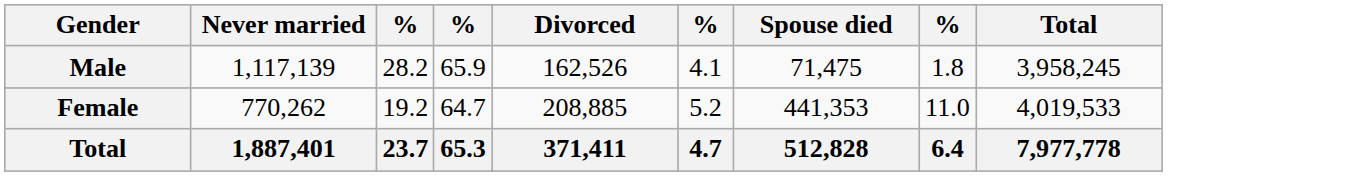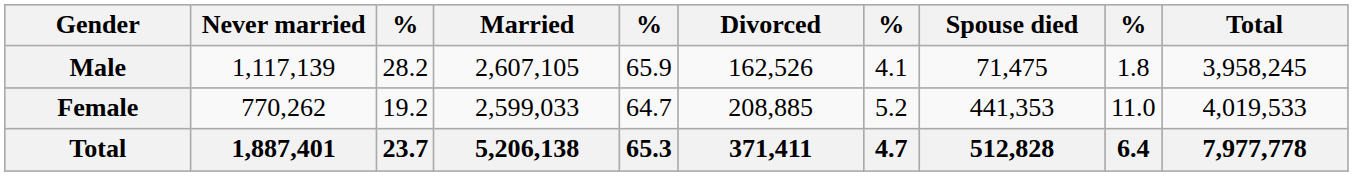+ column: (527, 25)
